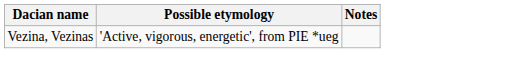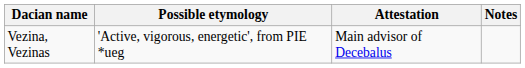+ column: (407, 15)
